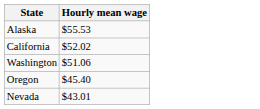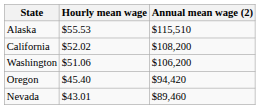+ column: (202, 12)
